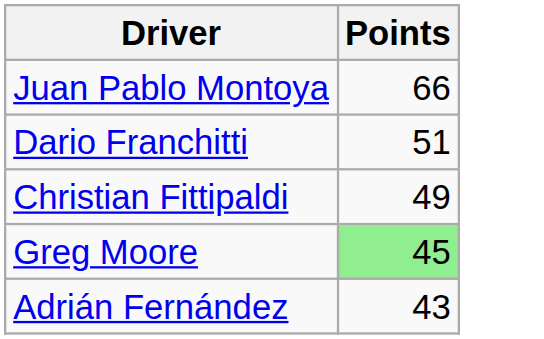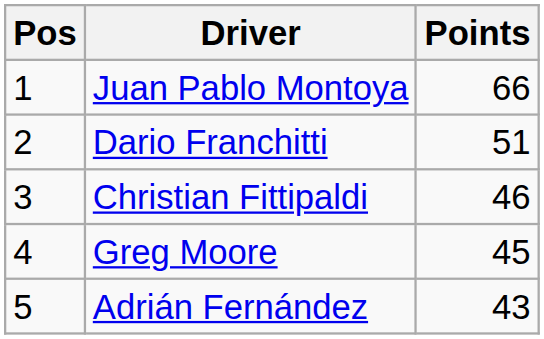+ column: (45, 33)
(432, 197) 49 -> (511, 197) 46
(432, 252) lightgreen background -> (511, 252) no background
